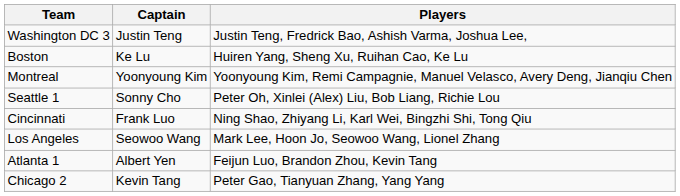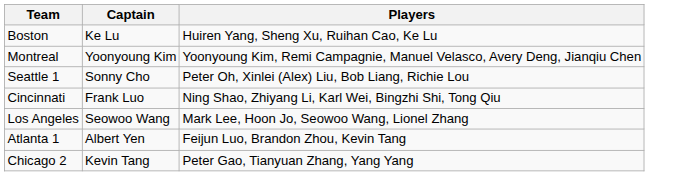- row: (59, 35)
